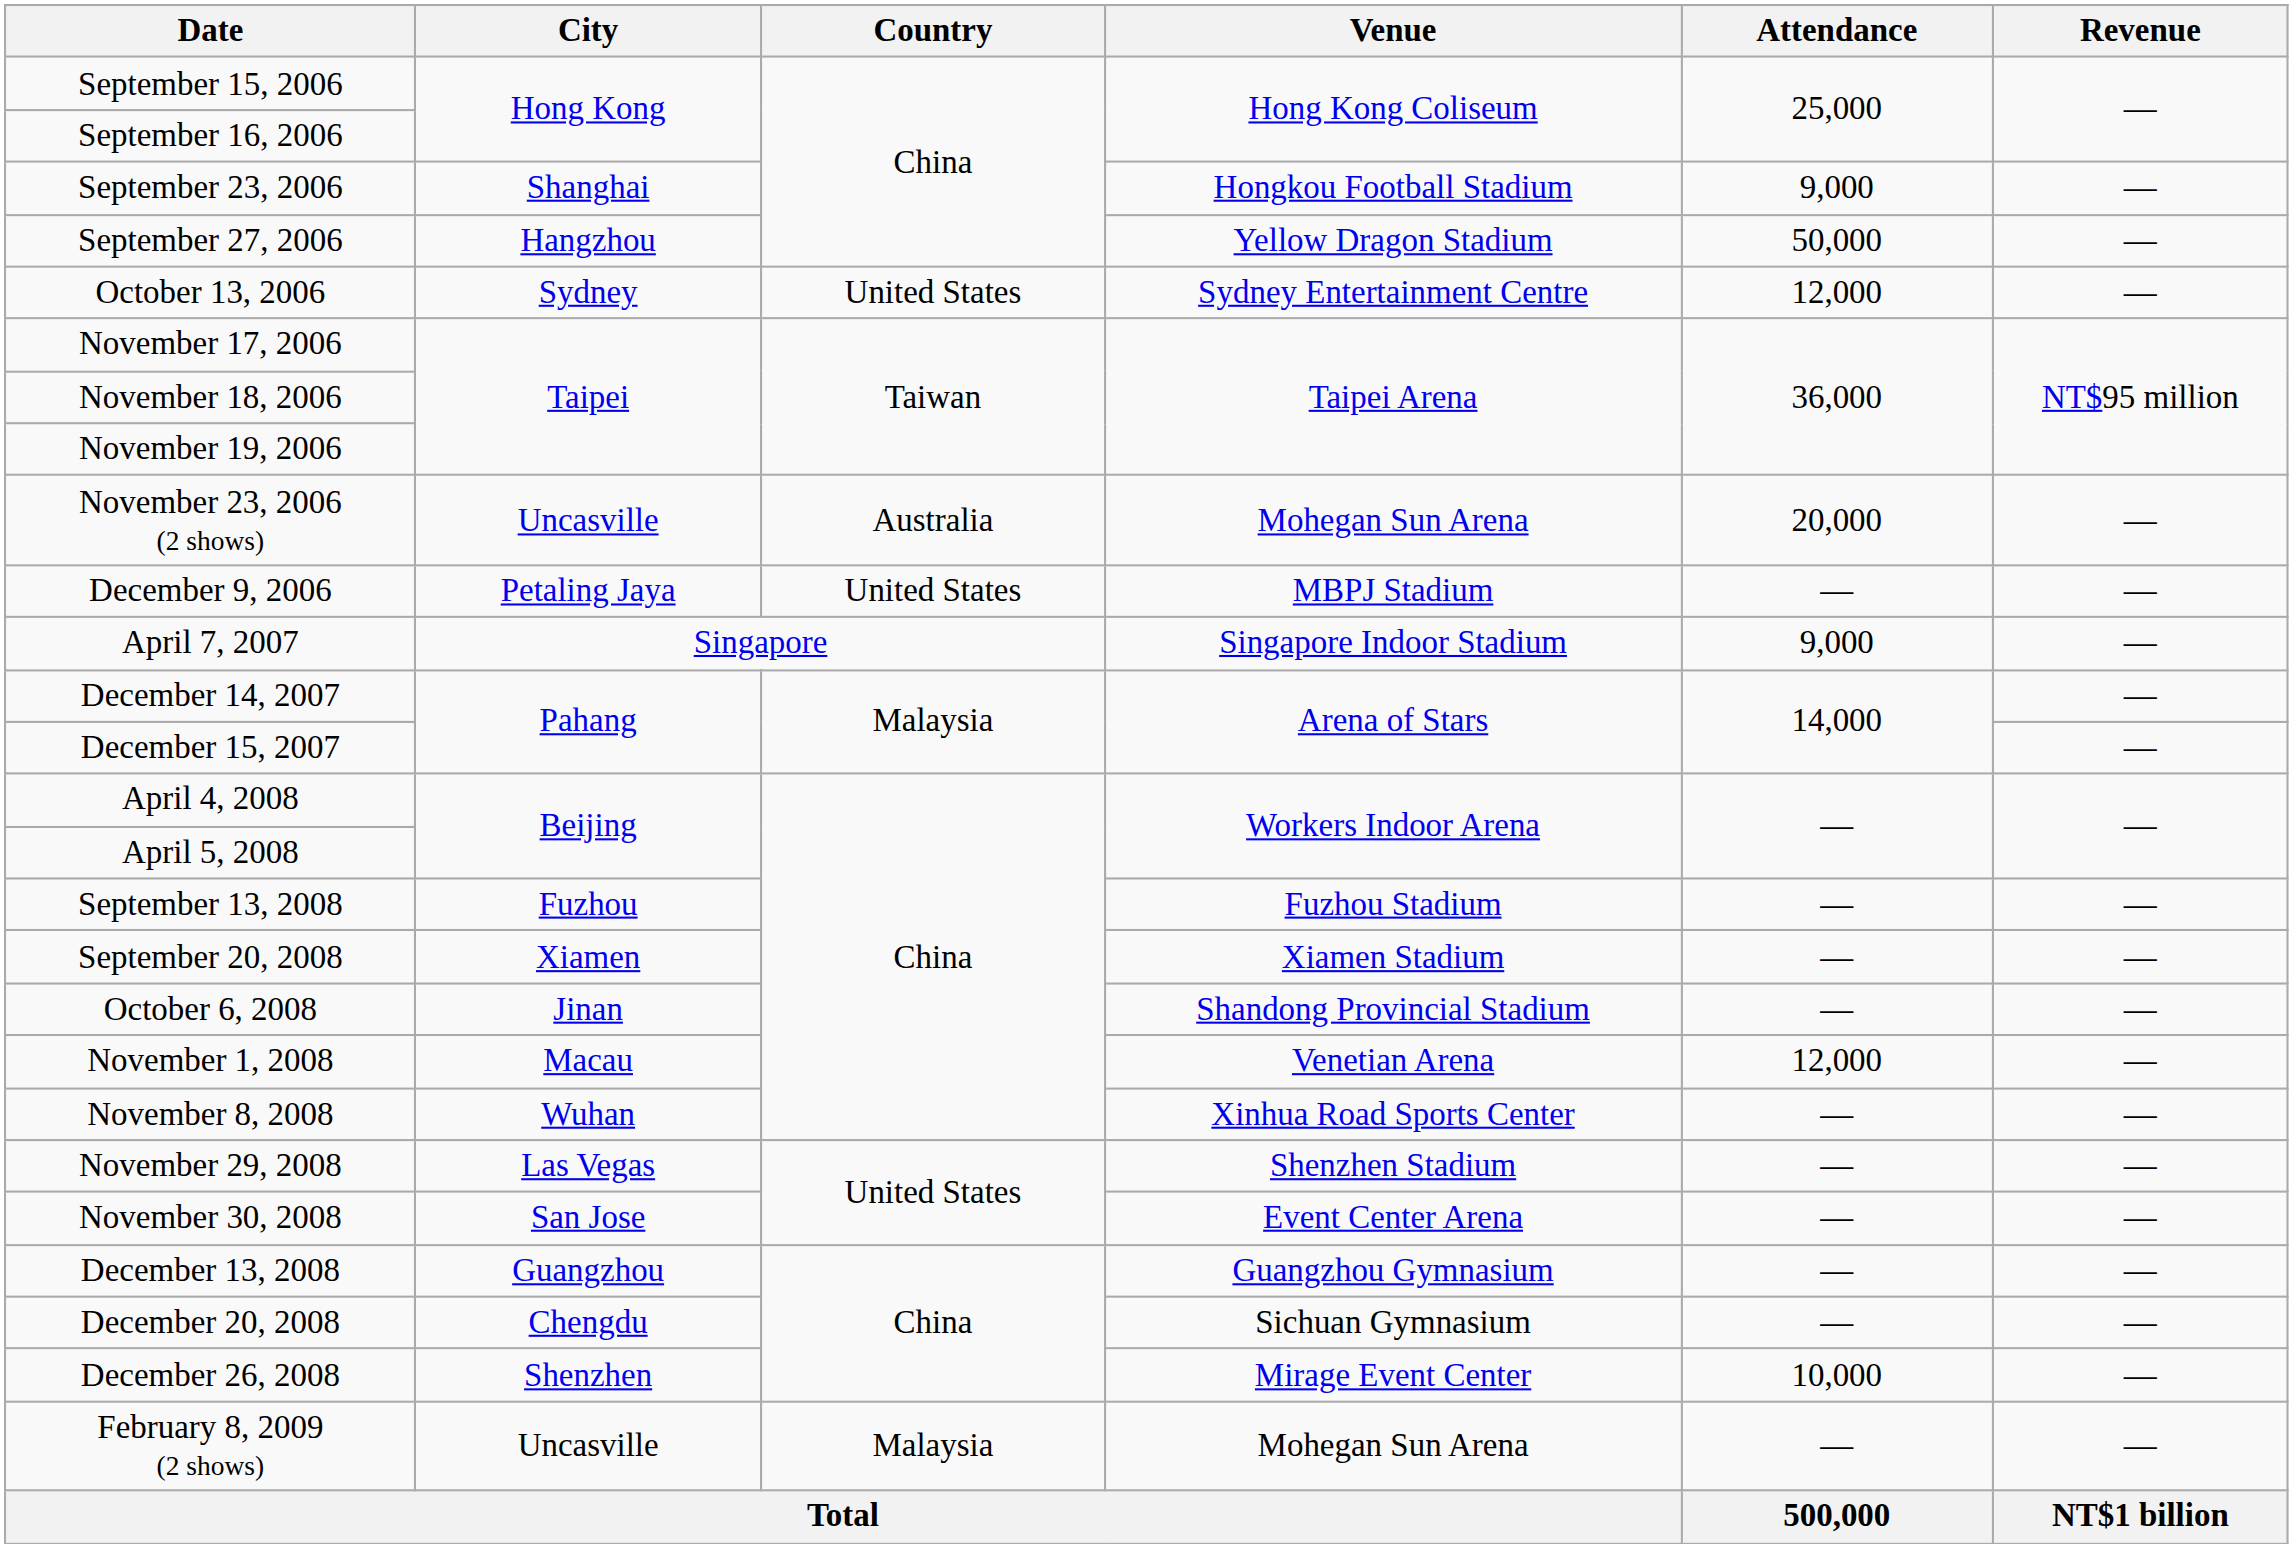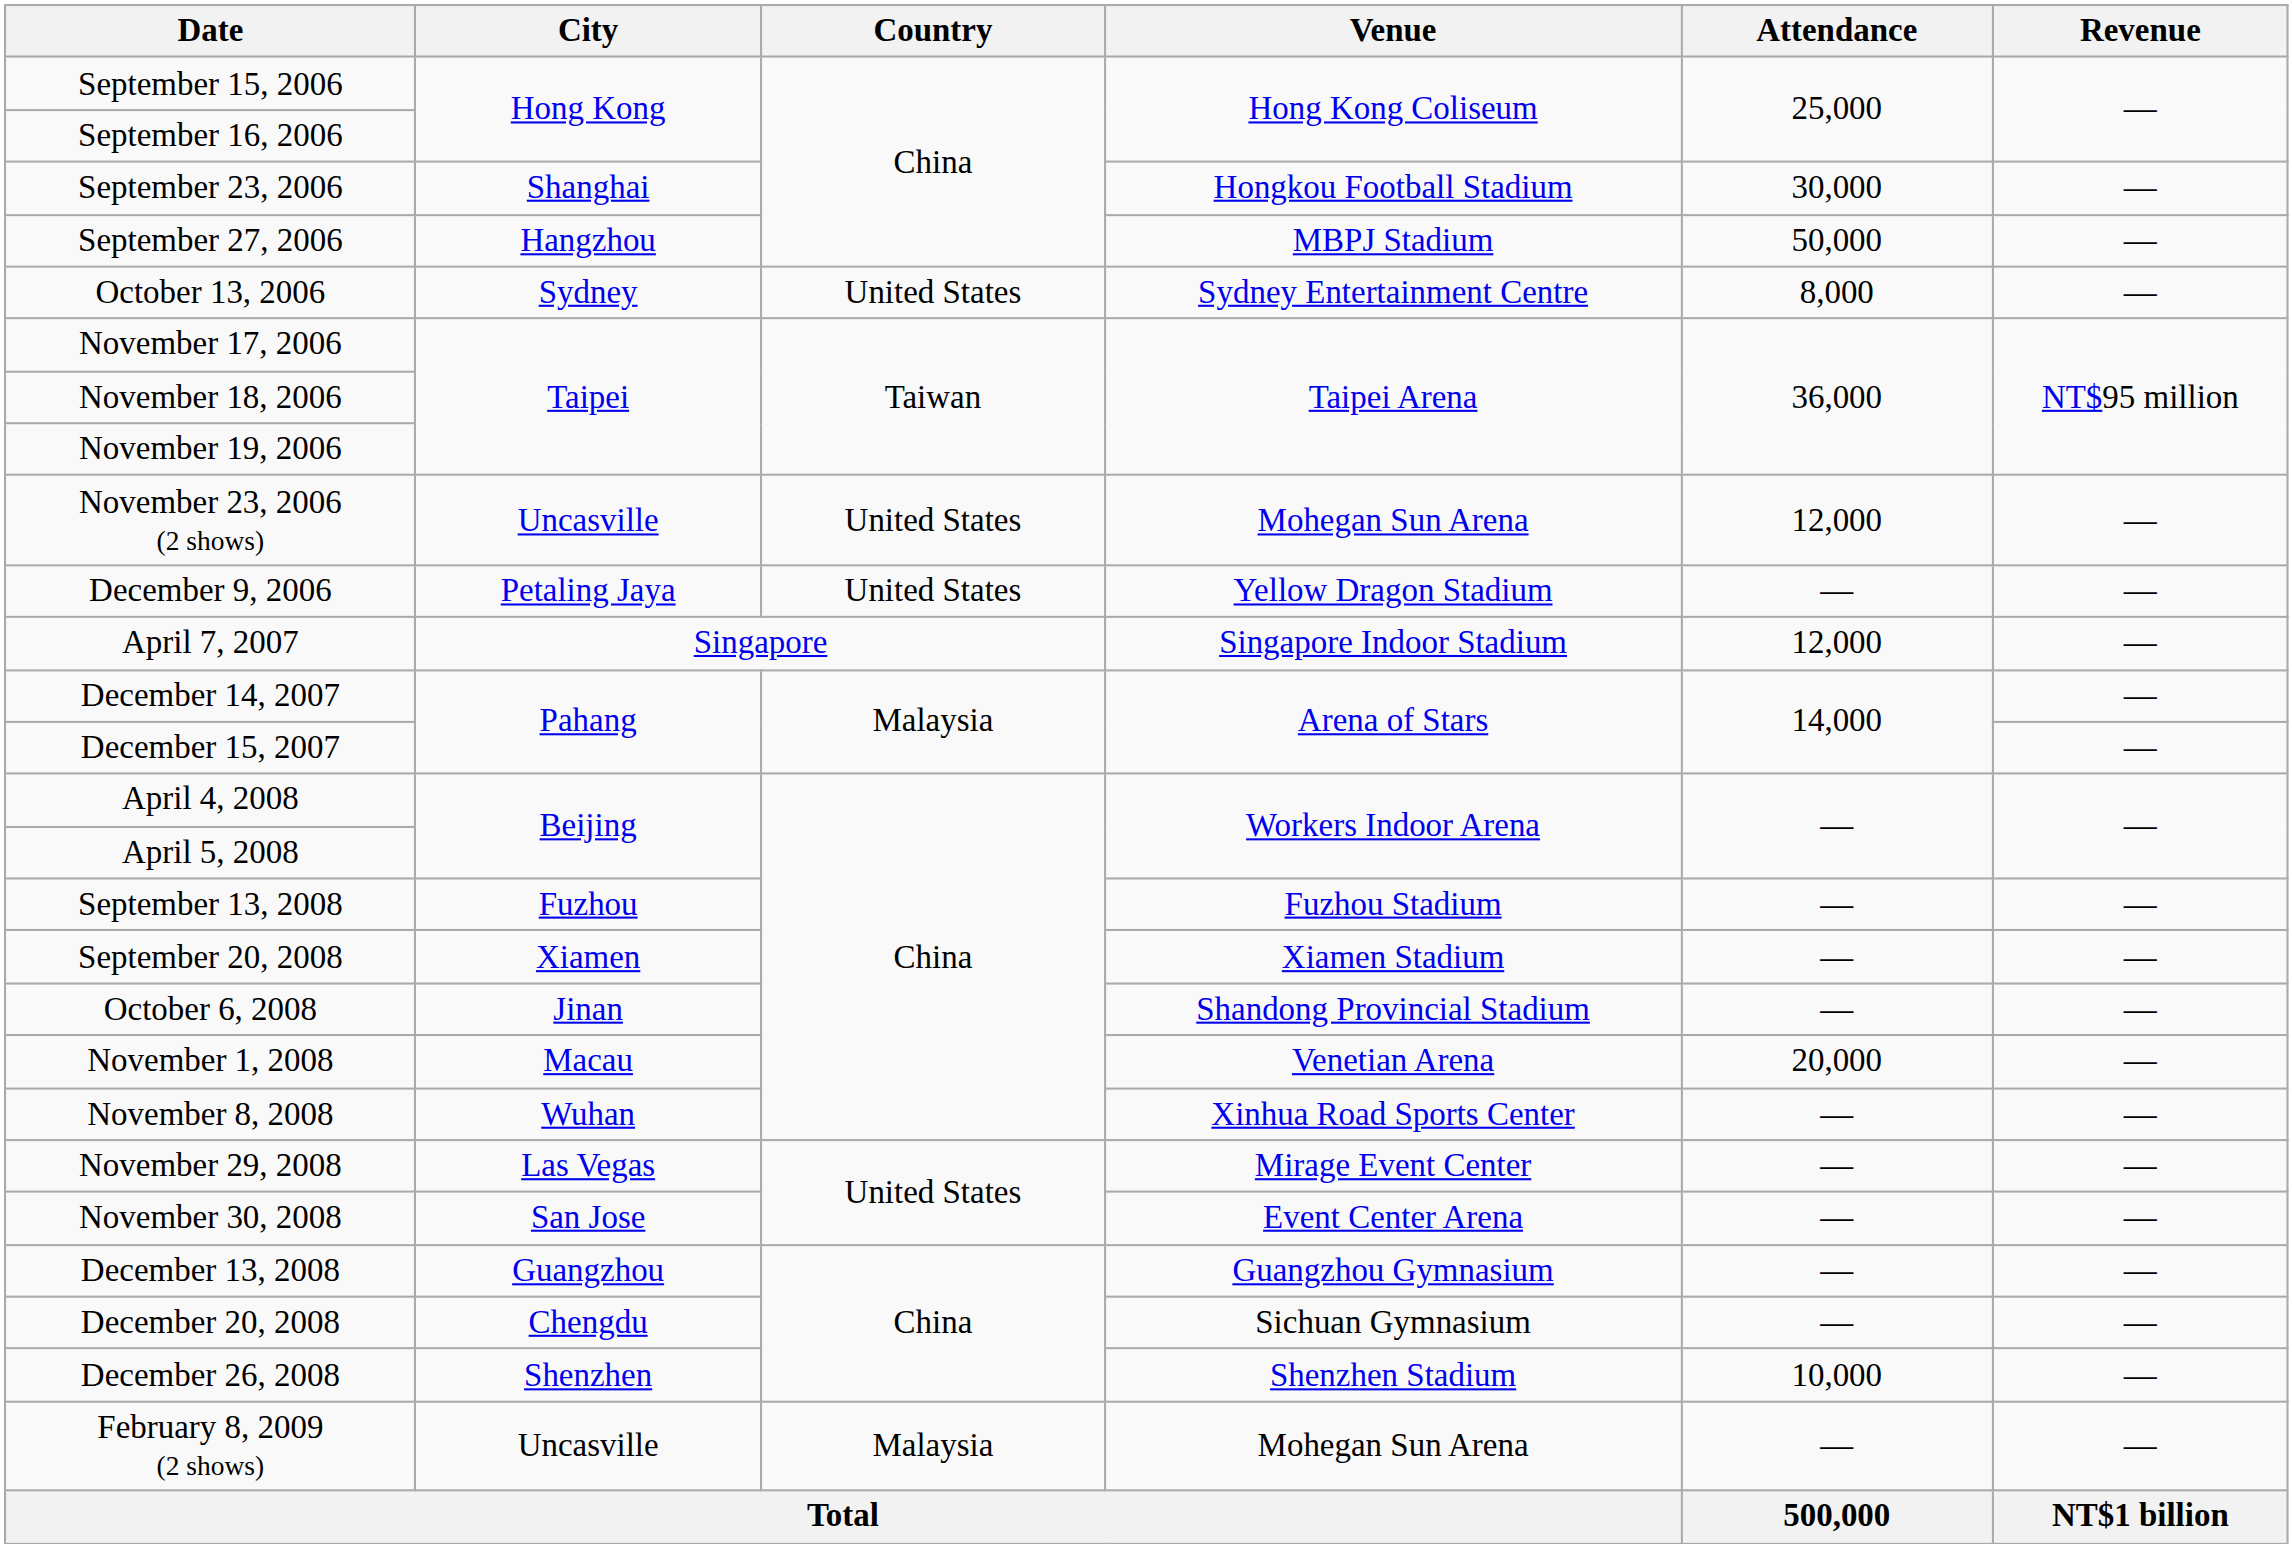(1837, 187) 9,000 -> (1837, 187) 30,000
(1393, 239) Yellow Dragon Stadium -> (1393, 239) MBPJ Stadium
(1837, 291) 12,000 -> (1837, 291) 8,000
(933, 519) Australia -> (933, 519) United States
(1837, 519) 20,000 -> (1837, 519) 12,000
(1393, 590) MBPJ Stadium -> (1393, 590) Yellow Dragon Stadium
(1837, 642) 9,000 -> (1837, 642) 12,000
(1837, 1060) 12,000 -> (1837, 1060) 20,000
(1393, 1165) Shenzhen Stadium -> (1393, 1165) Mirage Event Center
(1393, 1374) Mirage Event Center -> (1393, 1374) Shenzhen Stadium
